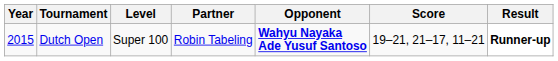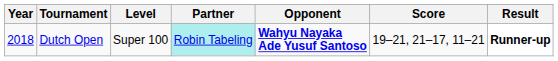(21, 40) 2015 -> (21, 40) 2018
(213, 40) no background -> (213, 40) paleturquoise background
